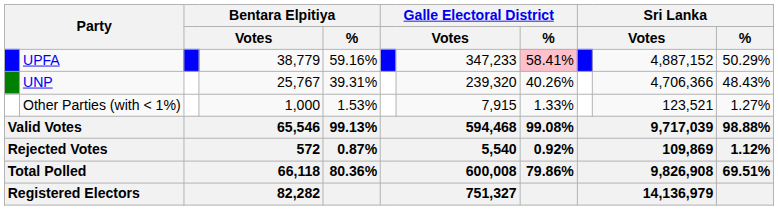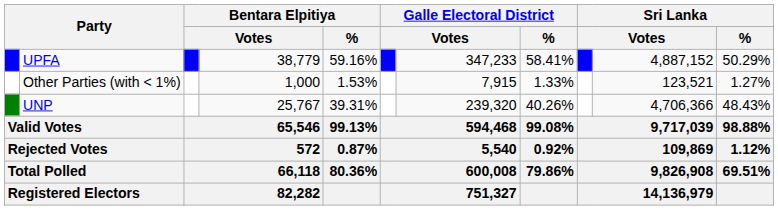(550, 60) pink background -> (550, 60) no background
rows swapped: (38, 82) <-> (102, 104)
